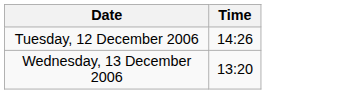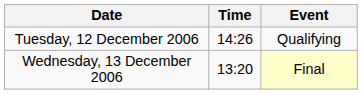+ column: (309, 15)
